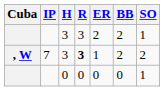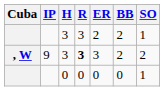(46, 55) 7 -> (46, 55) 9
(96, 55) 1 -> (96, 55) 3
